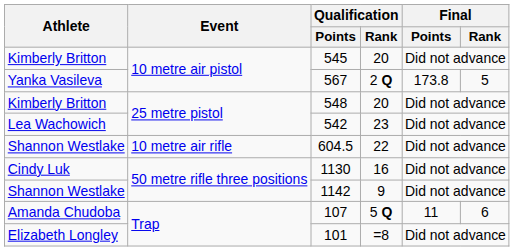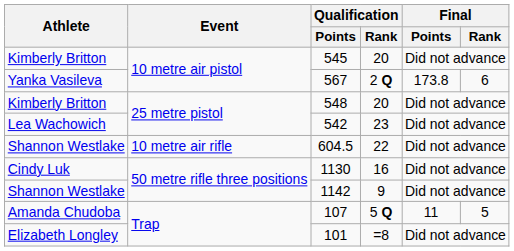(485, 81) 5 -> (485, 81) 6
(485, 213) 6 -> (485, 213) 5
